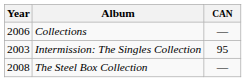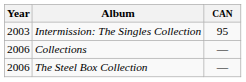rows swapped: (118, 49) <-> (61, 31)
(18, 67) 2008 -> (18, 67) 2006
